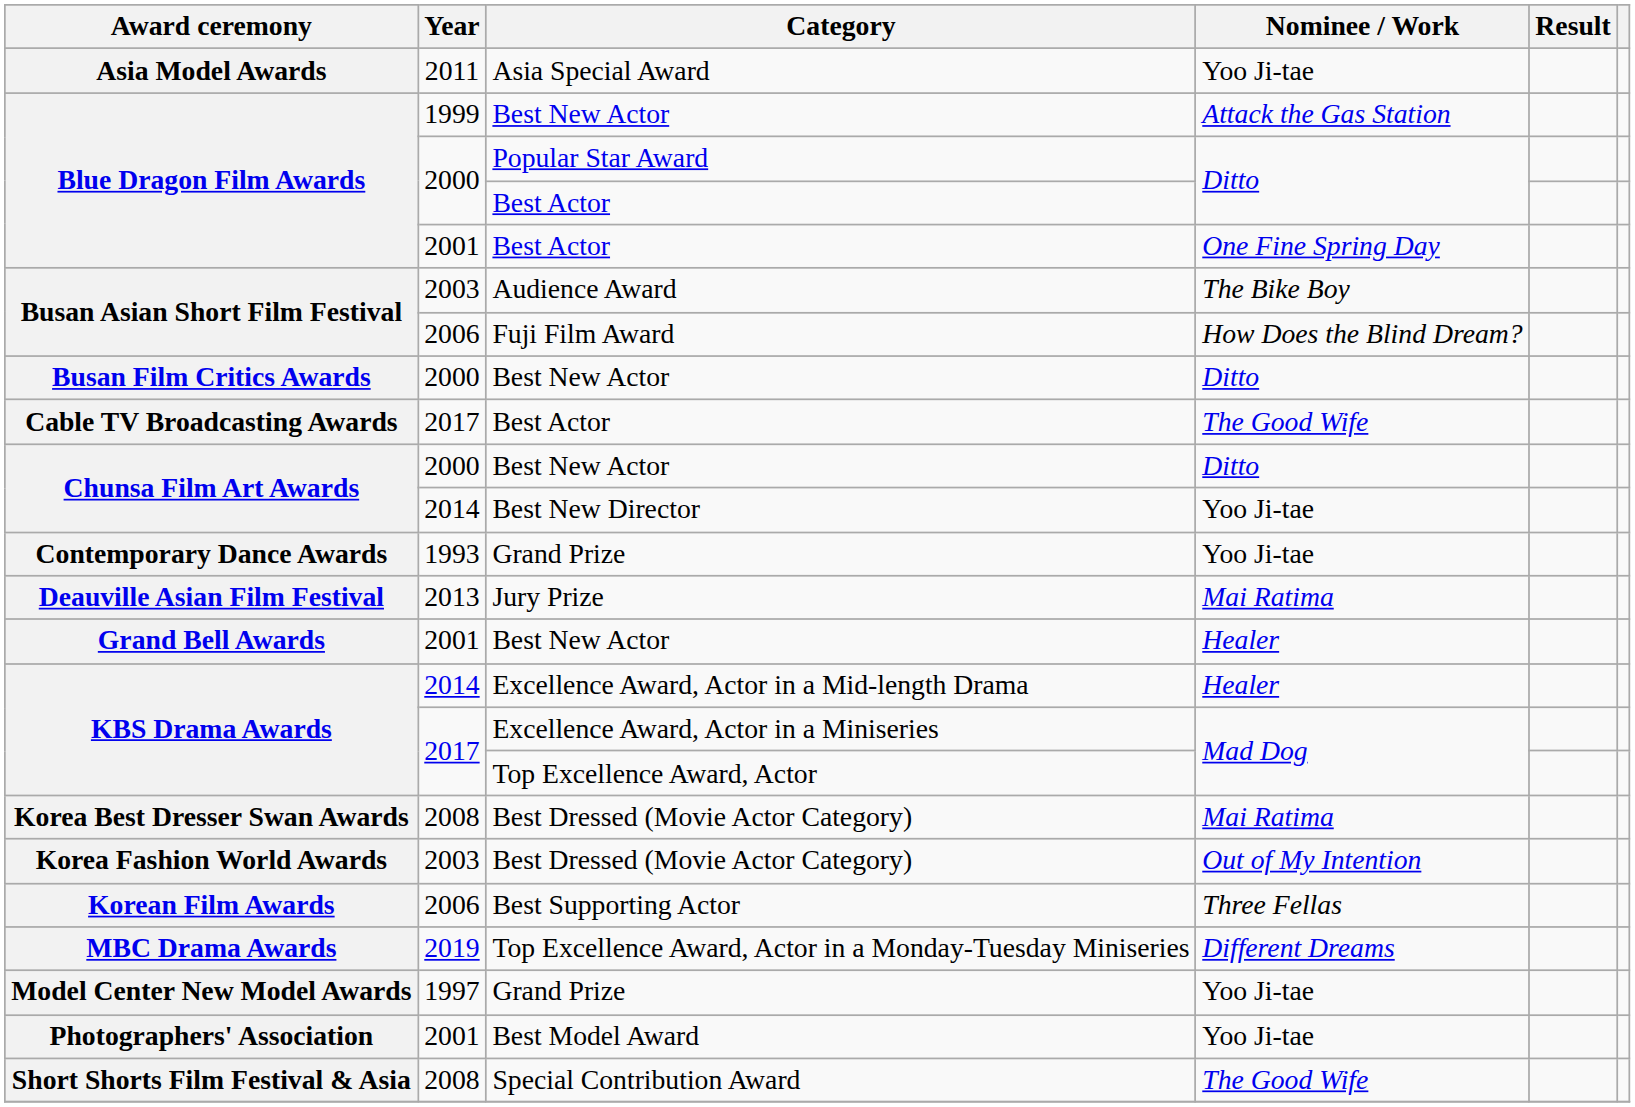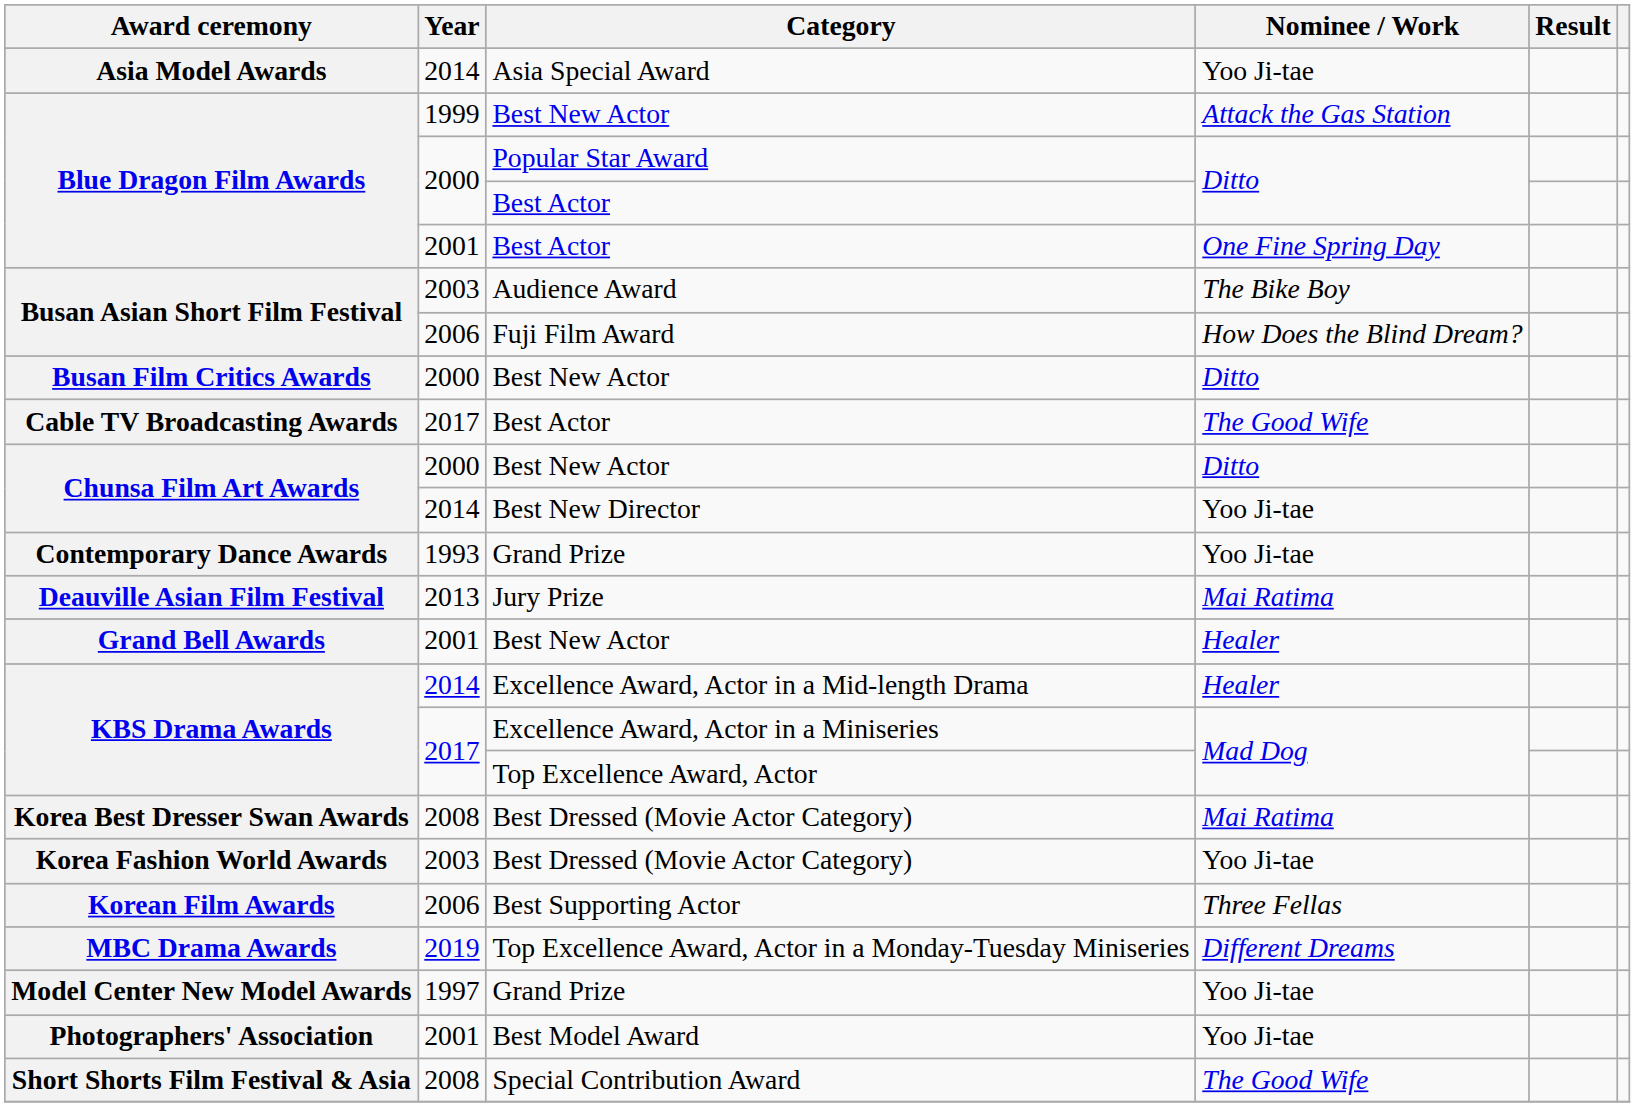(452, 70) 2011 -> (452, 70) 2014
(1312, 860) Out of My Intention -> (1258, 860) Yoo Ji-tae
